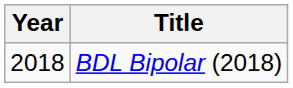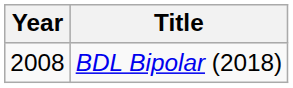(37, 62) 2018 -> (37, 62) 2008
